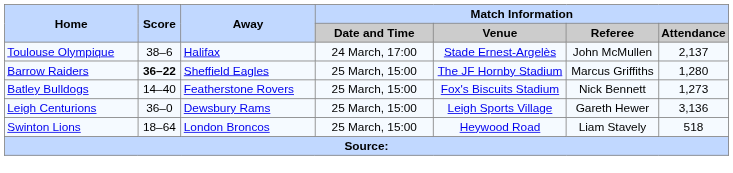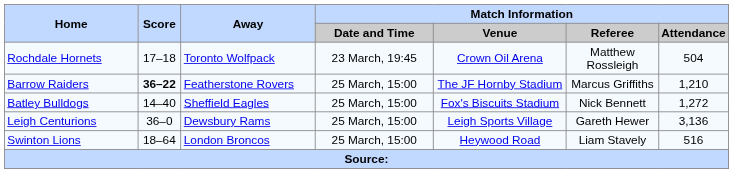+ row: (55, 58)
- row: (61, 52)
(226, 70) Sheffield Eagles -> (239, 84) Featherstone Rovers
(693, 70) 1,280 -> (693, 84) 1,210
(239, 89) Featherstone Rovers -> (226, 102) Sheffield Eagles
(693, 89) 1,273 -> (693, 102) 1,272
(693, 127) 518 -> (693, 140) 516
